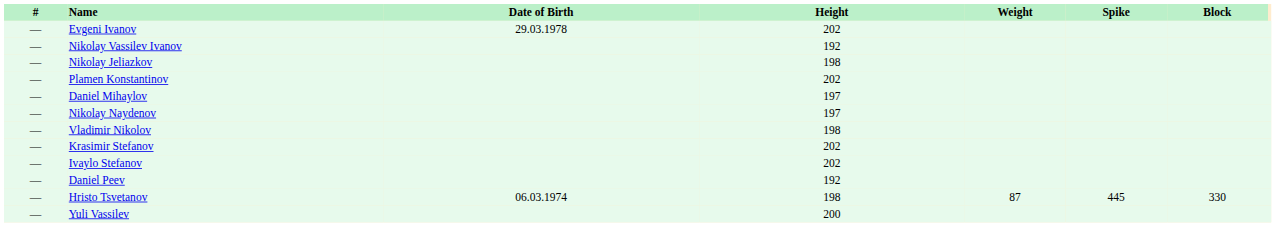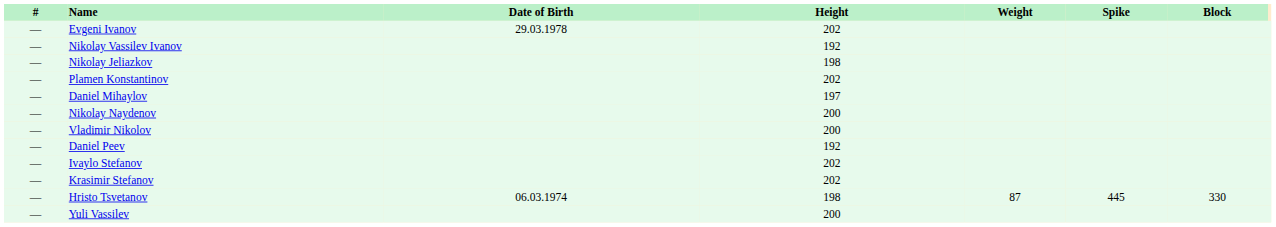(832, 113) 197 -> (832, 113) 200
(832, 130) 198 -> (832, 130) 200
rows swapped: (97, 180) <-> (111, 146)
